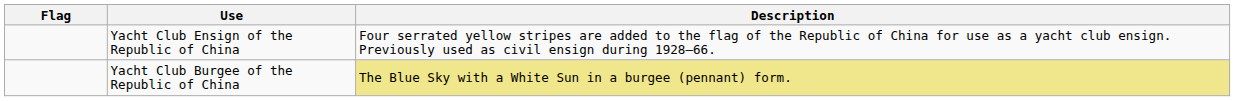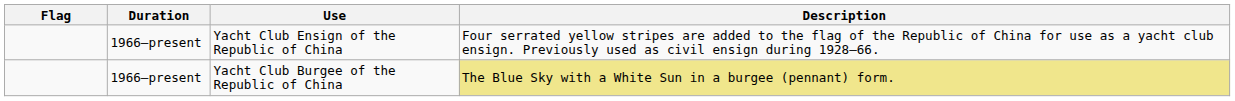+ column: (159, 15)
